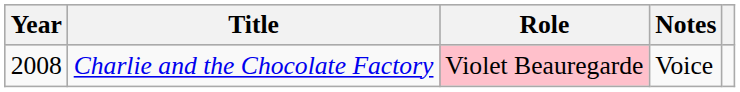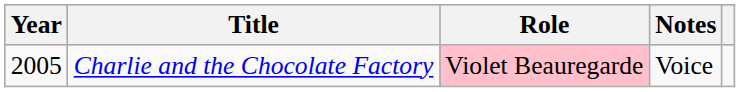(36, 65) 2008 -> (36, 65) 2005
